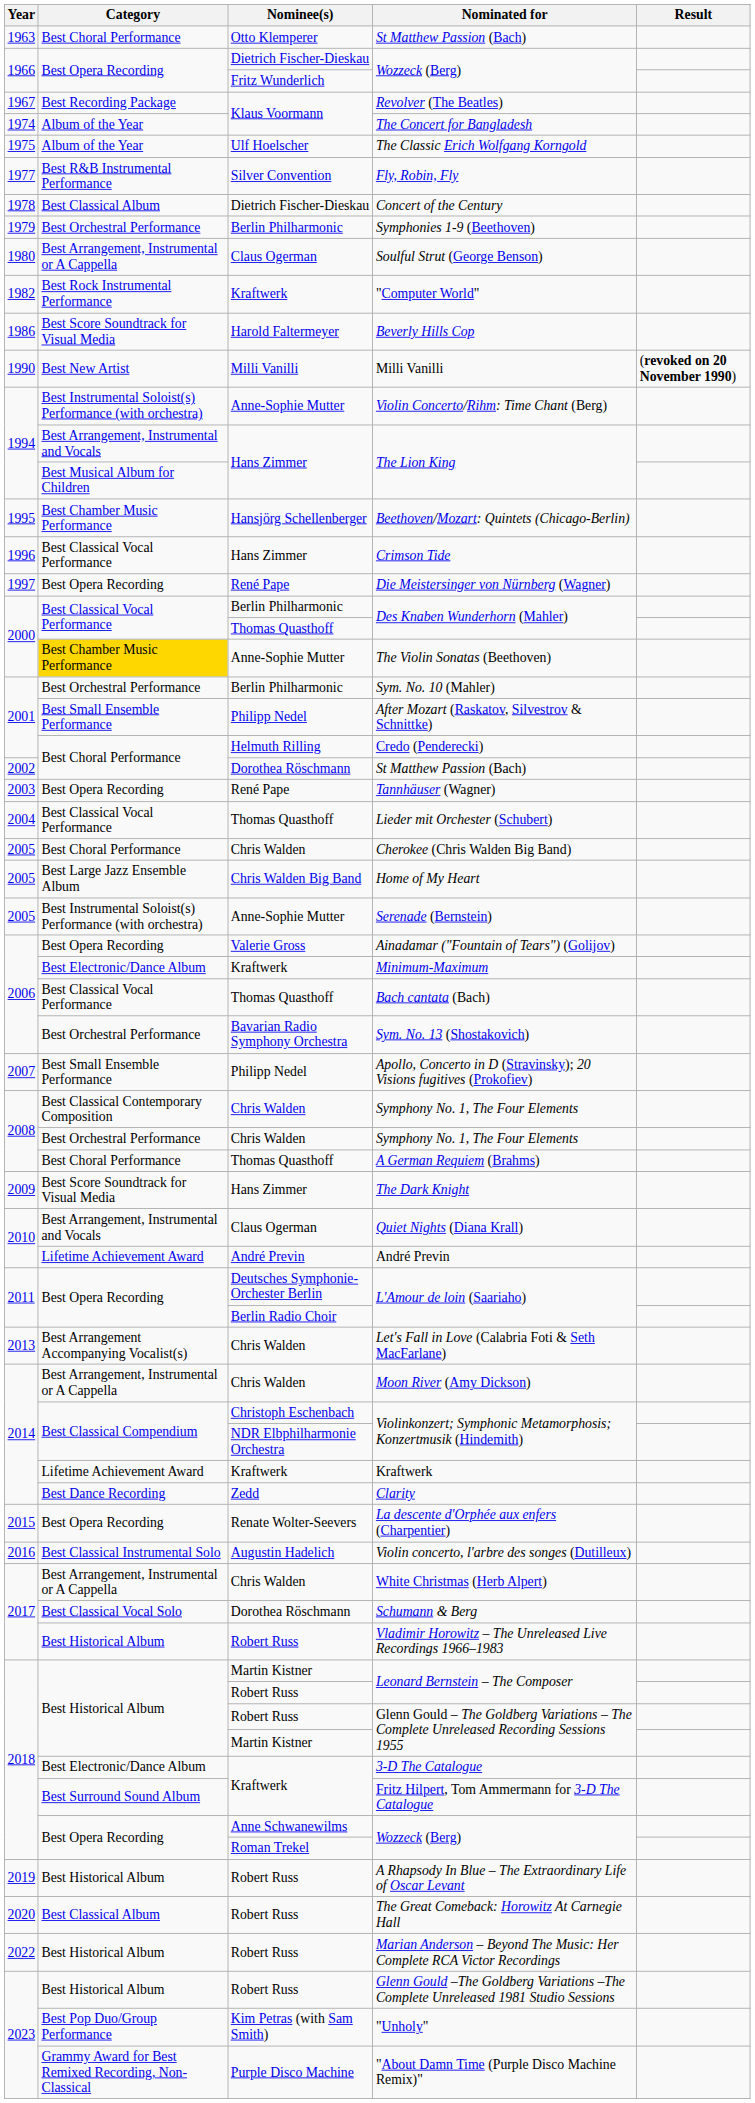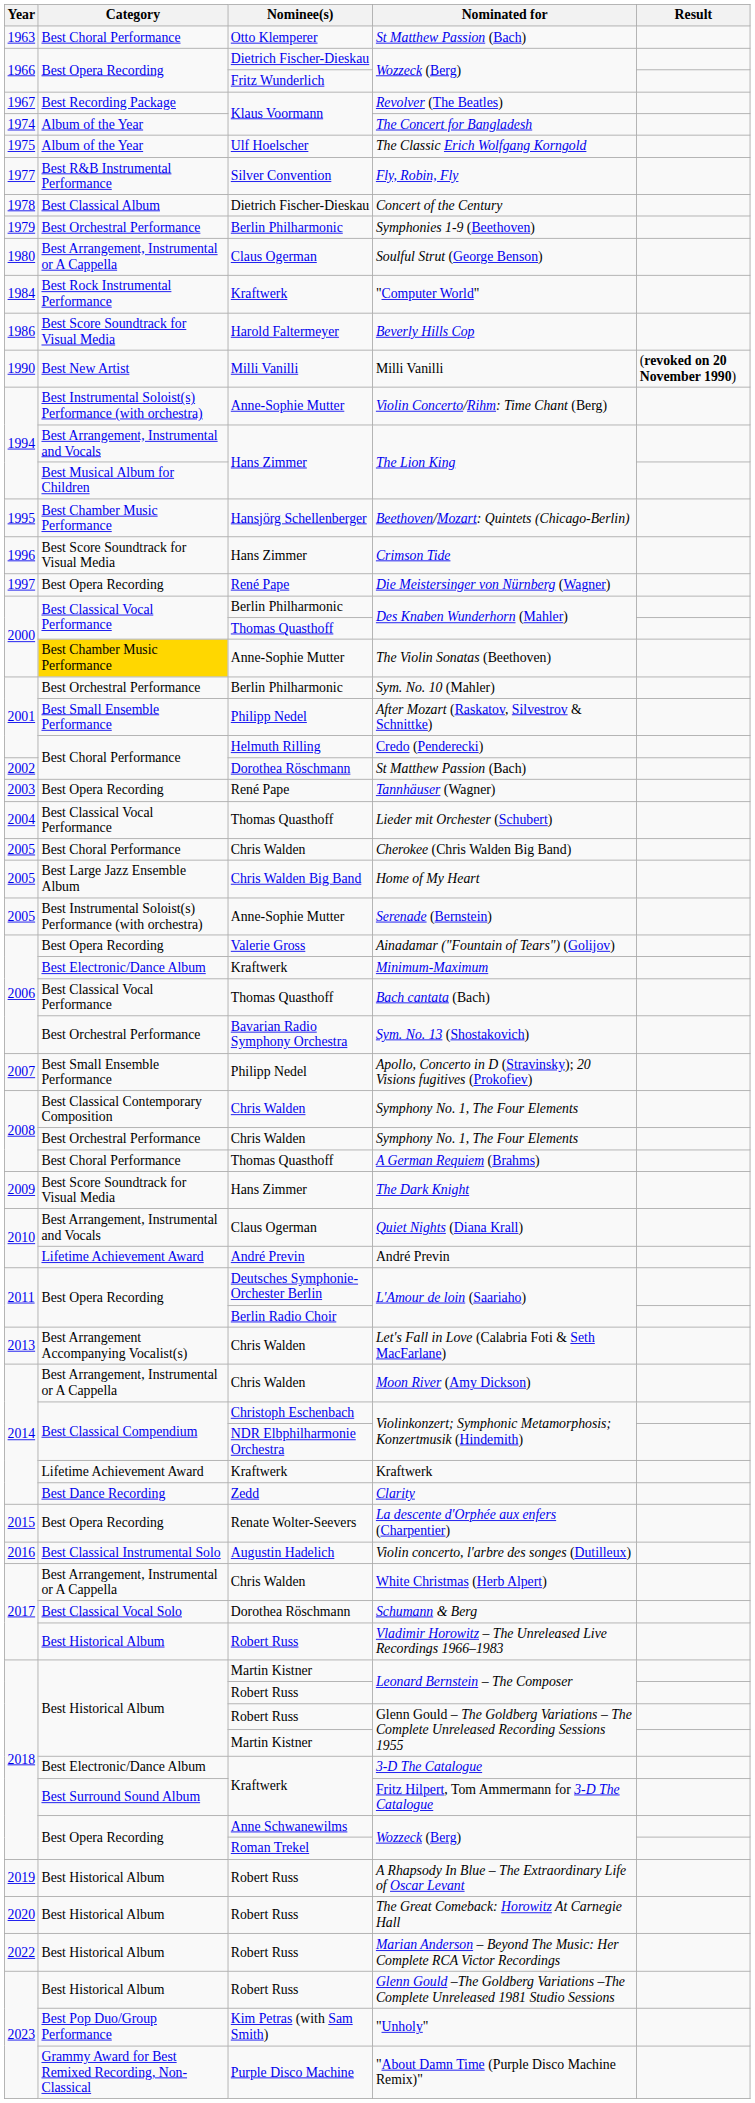(21, 294) 1982 -> (21, 294) 1984
(97, 555) Best Classical Vocal Performance -> (114, 555) Best Score Soundtrack for Visual Media
(101, 1915) Best Classical Album -> (103, 1915) Best Historical Album
